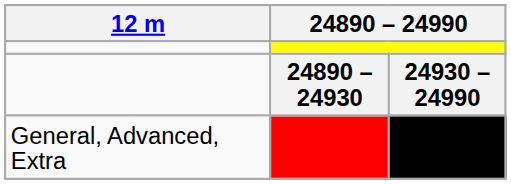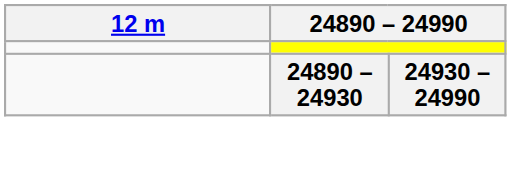- row: (115, 148)
